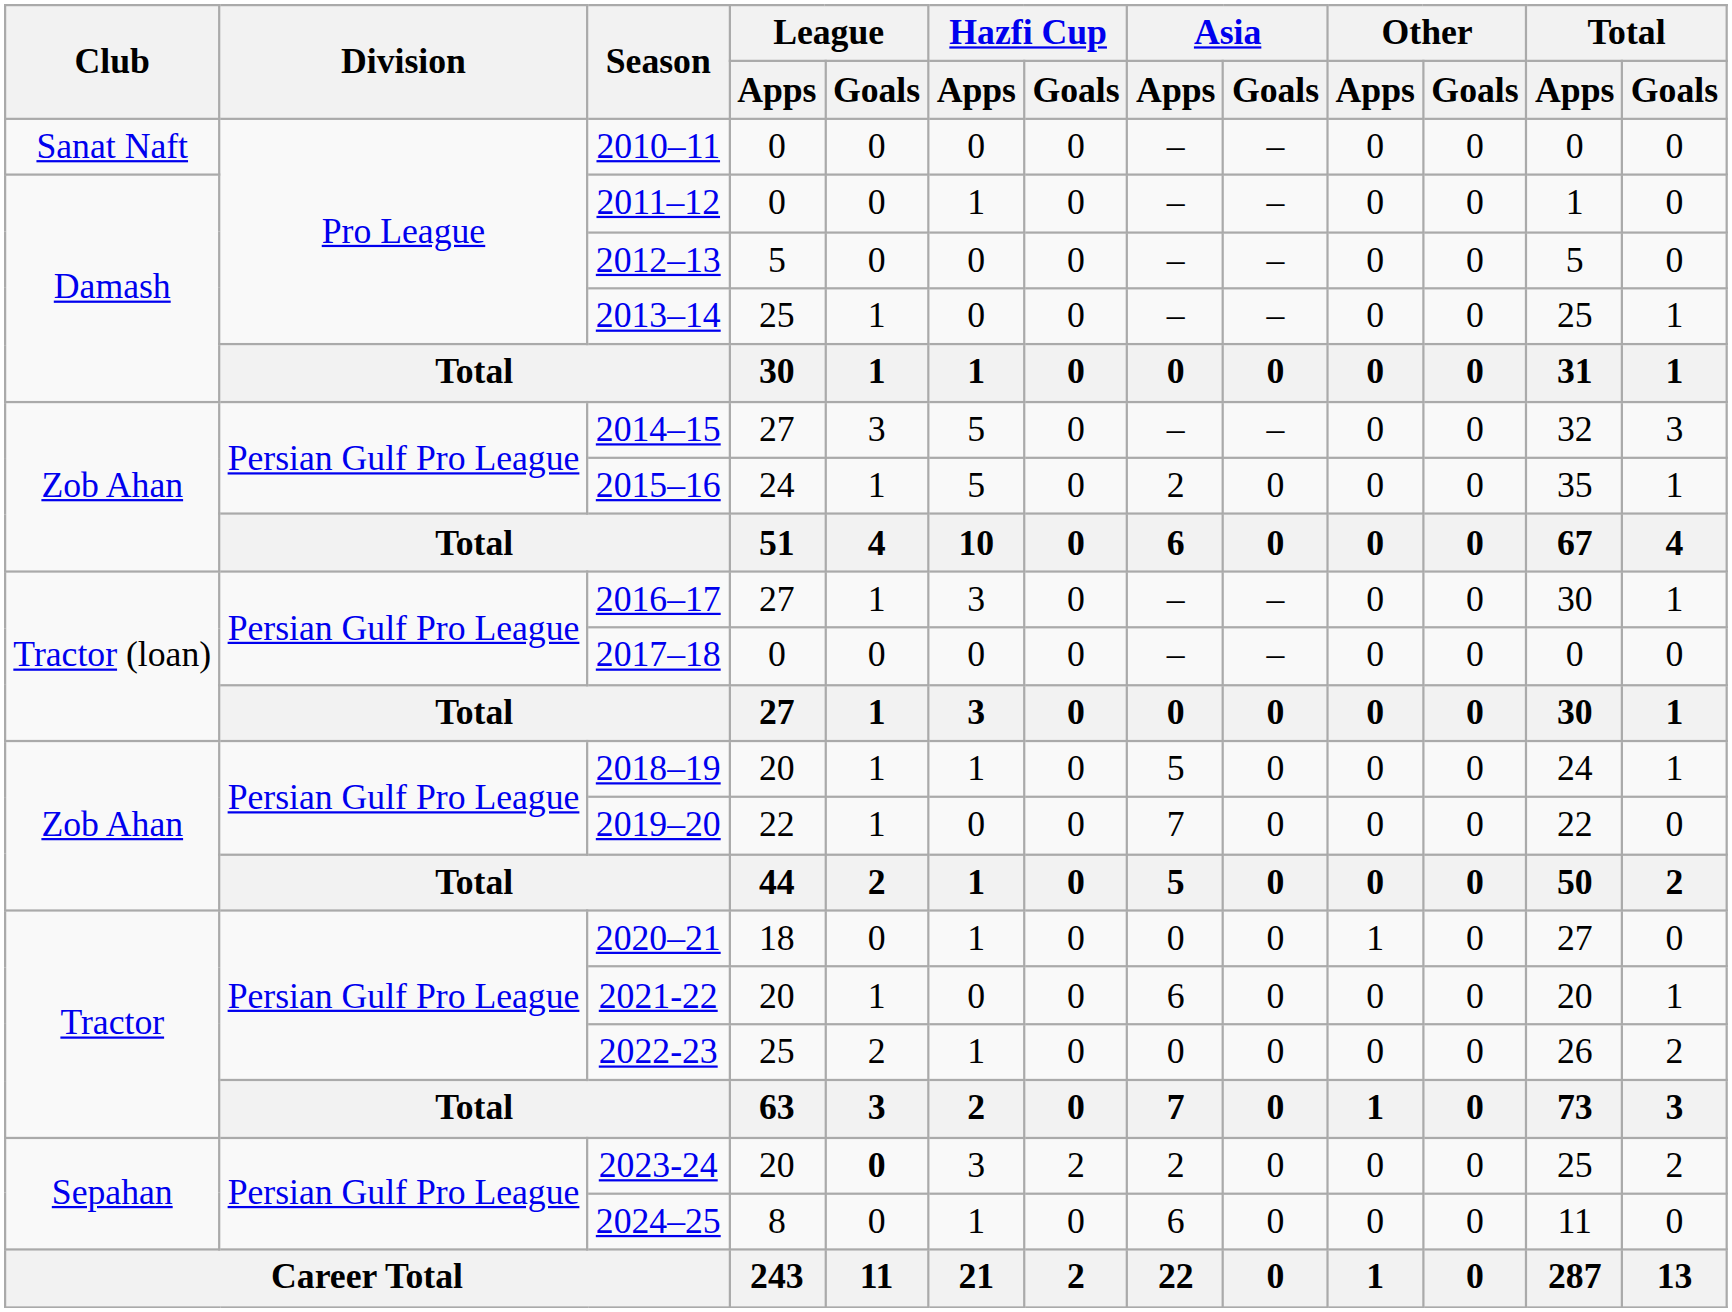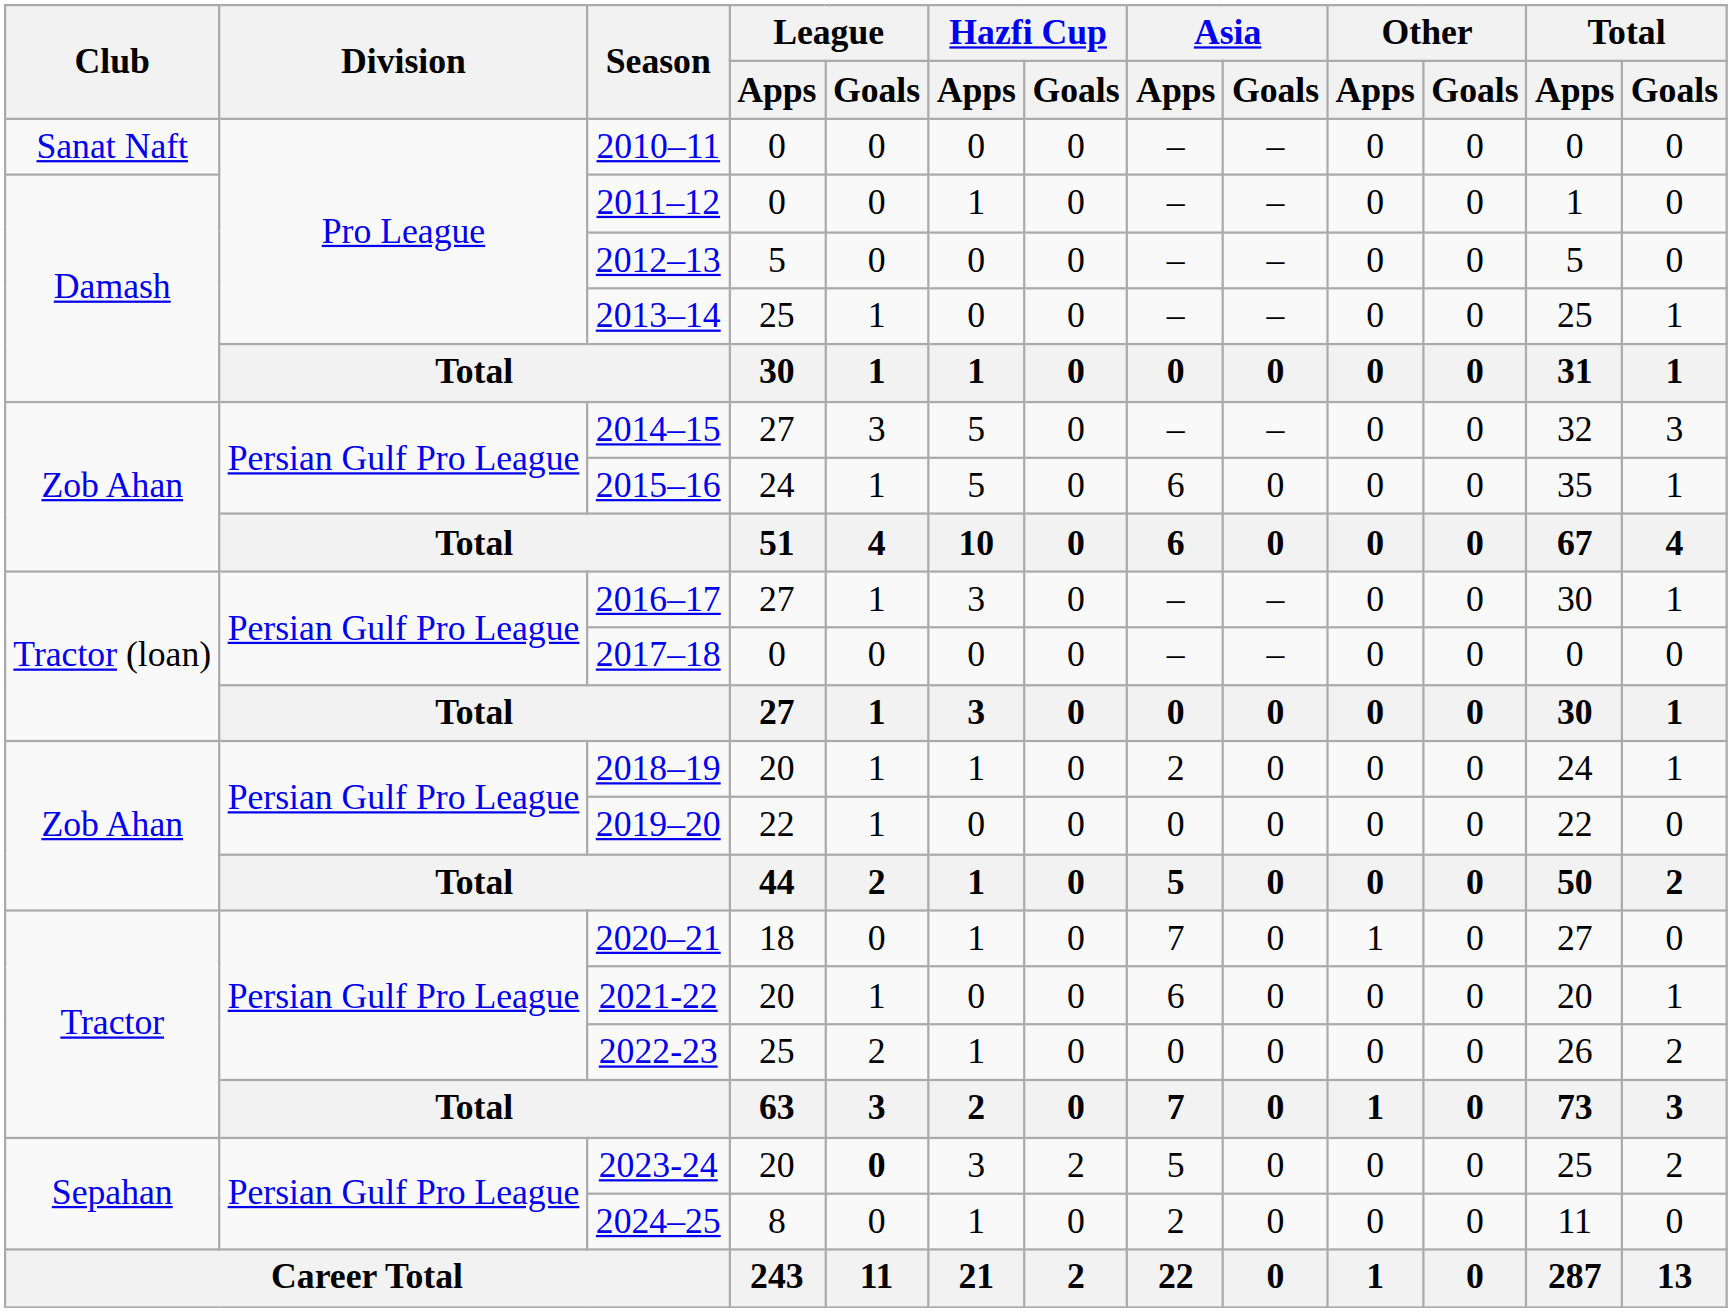(1176, 485) 2 -> (1176, 485) 6
(1176, 768) 5 -> (1176, 768) 2
(1176, 825) 7 -> (1176, 825) 0
(1176, 938) 0 -> (1176, 938) 7
(1176, 1164) 2 -> (1176, 1164) 5
(1176, 1221) 6 -> (1176, 1221) 2
